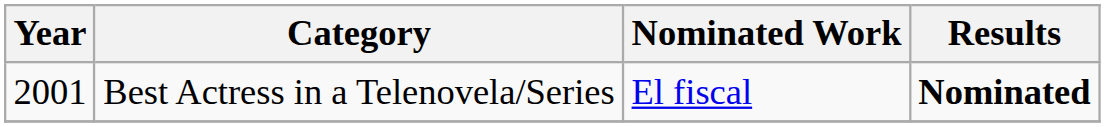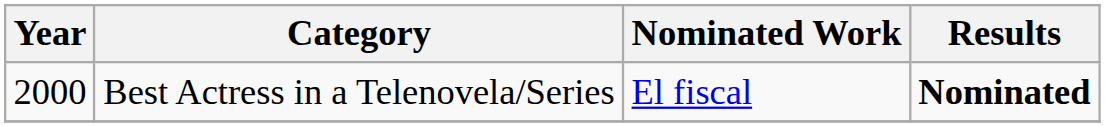(50, 91) 2001 -> (50, 91) 2000
